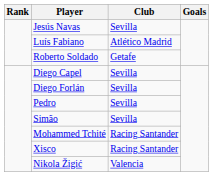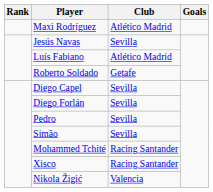+ row: (65, 27)
